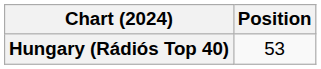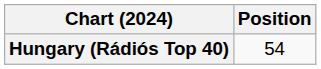(275, 49) 53 -> (275, 49) 54
